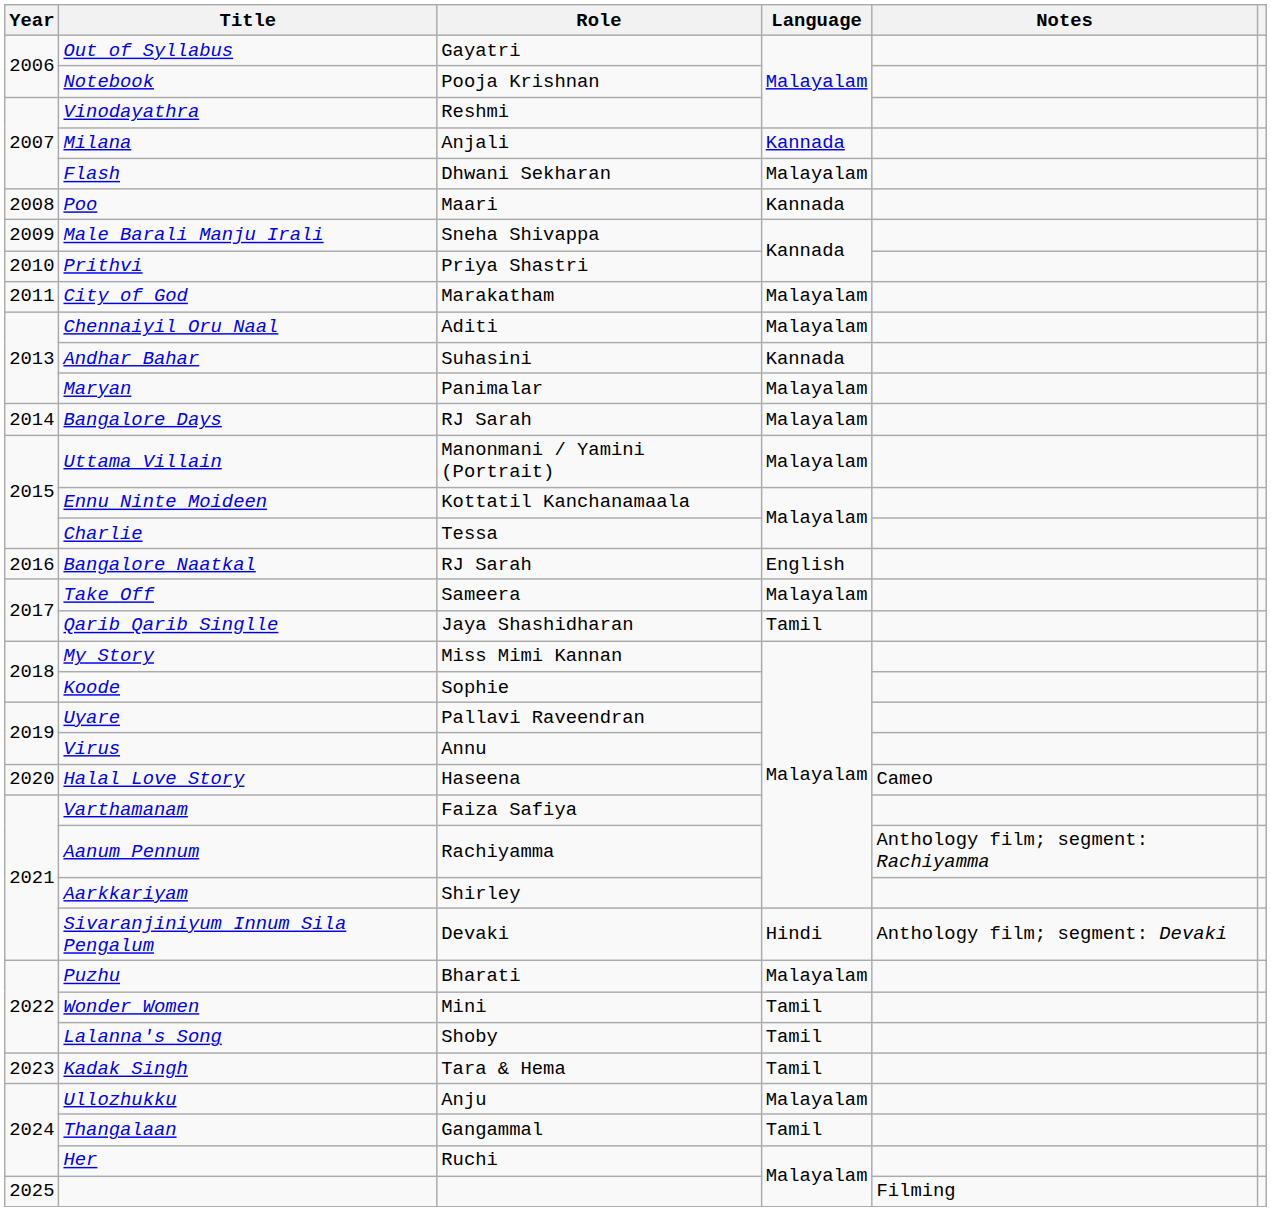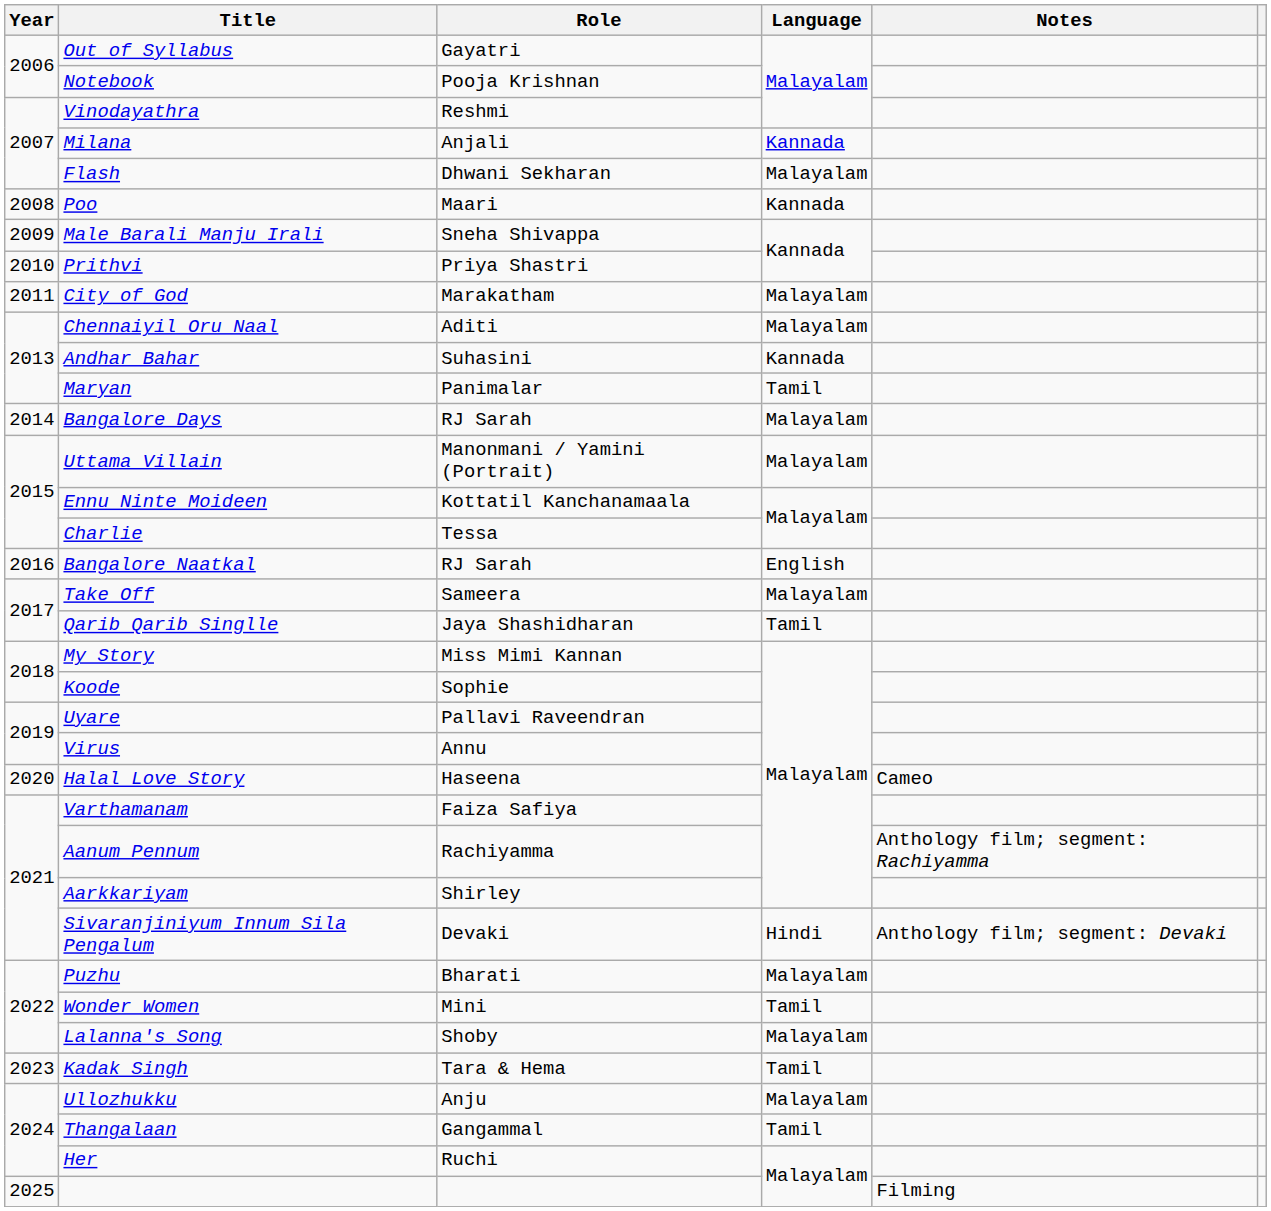(817, 389) Malayalam -> (794, 389) Tamil
(794, 1038) Tamil -> (817, 1038) Malayalam
